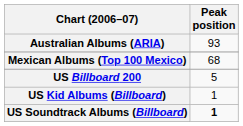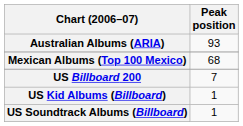(214, 78) 5 -> (214, 78) 7
(214, 113) bold -> (214, 113) normal
